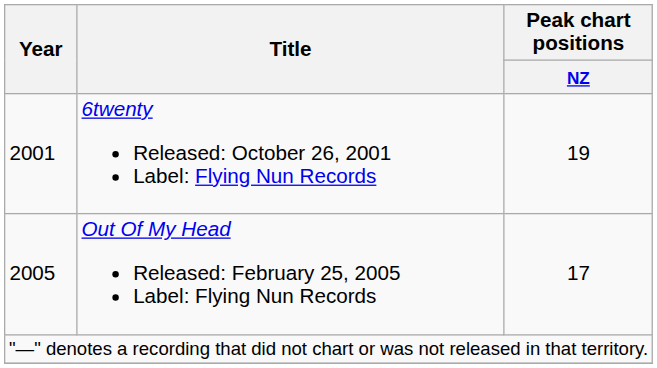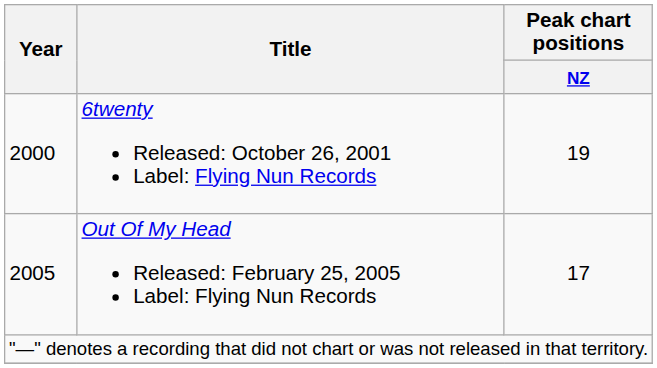(32, 153) 2001 -> (32, 153) 2000
